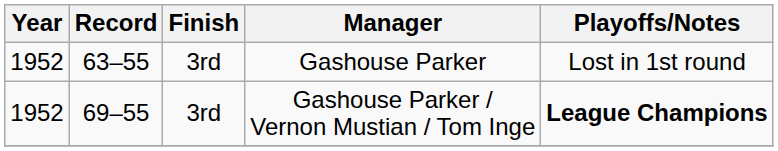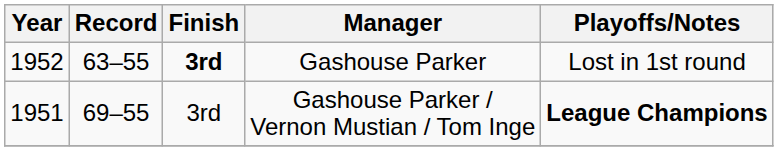(204, 61) normal -> (204, 61) bold
(37, 113) 1952 -> (37, 113) 1951
